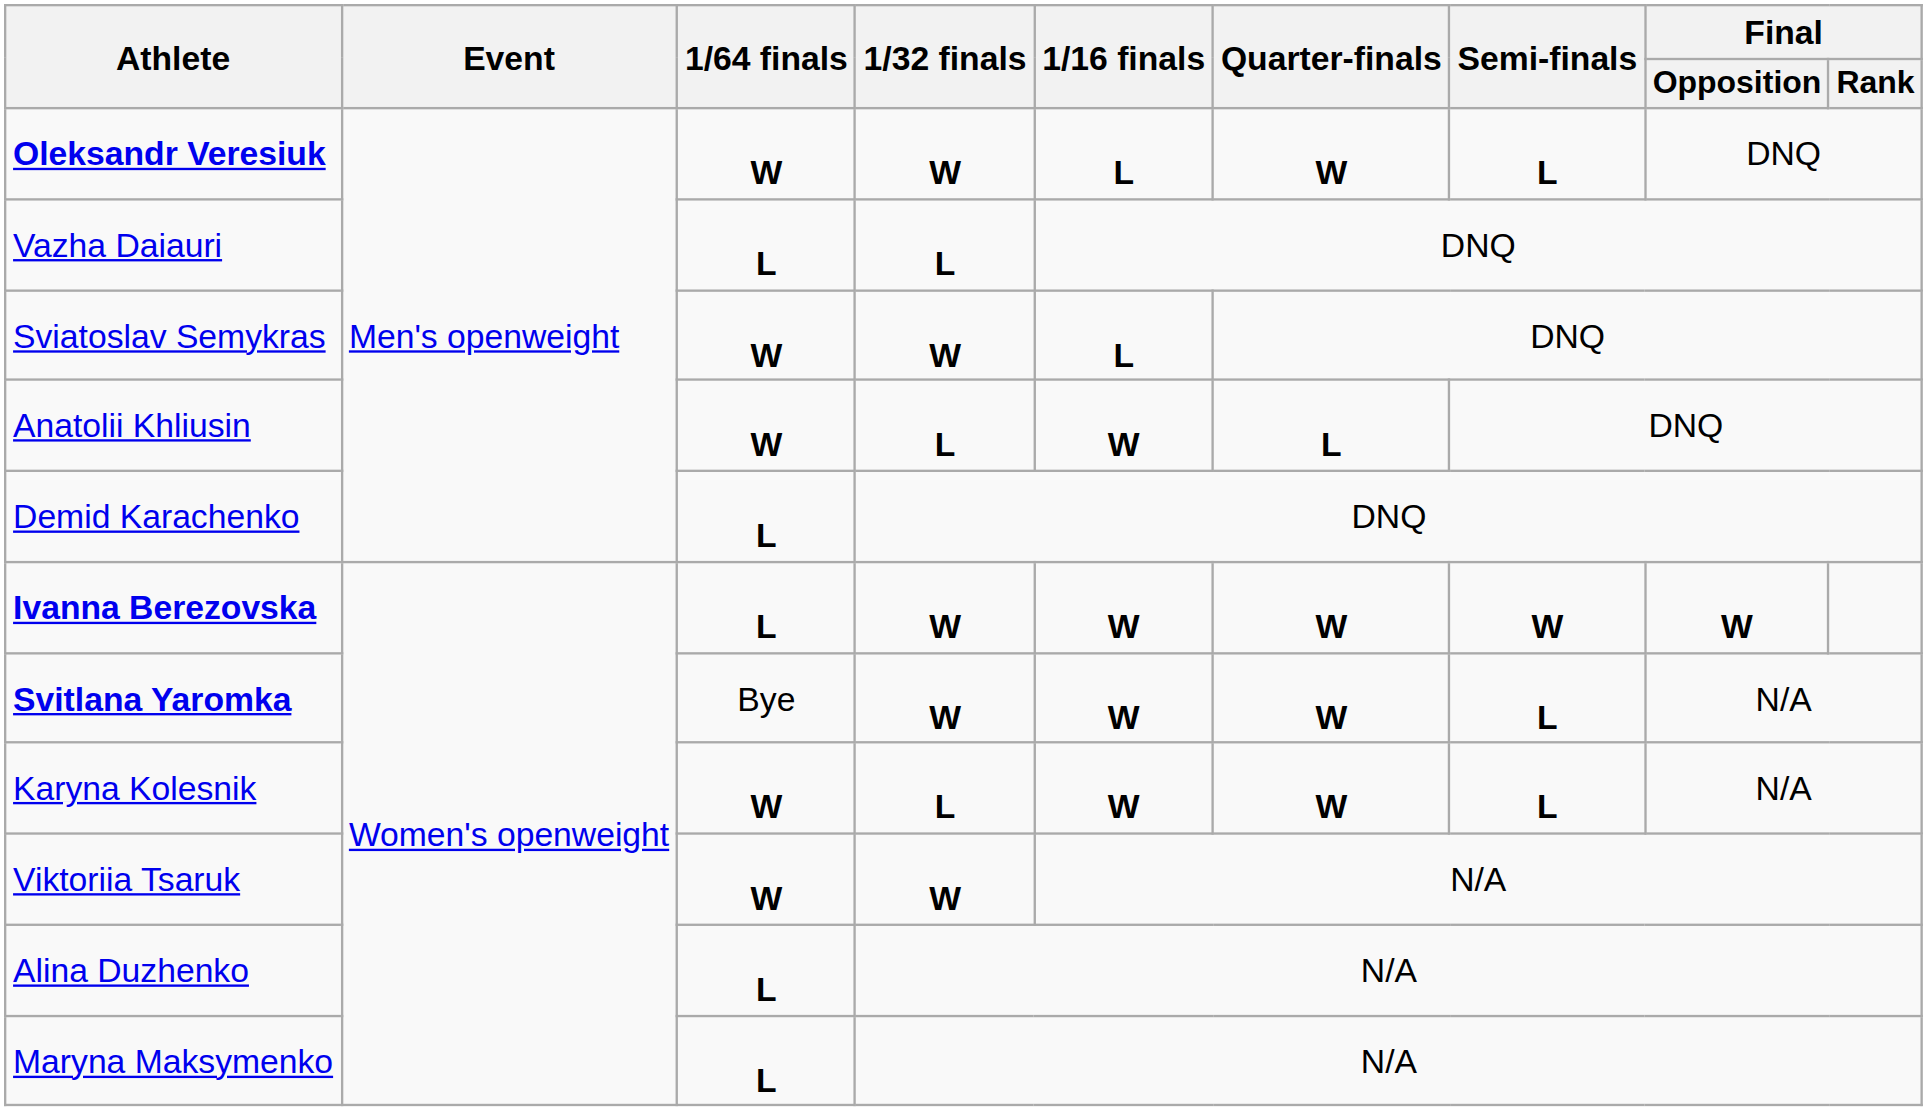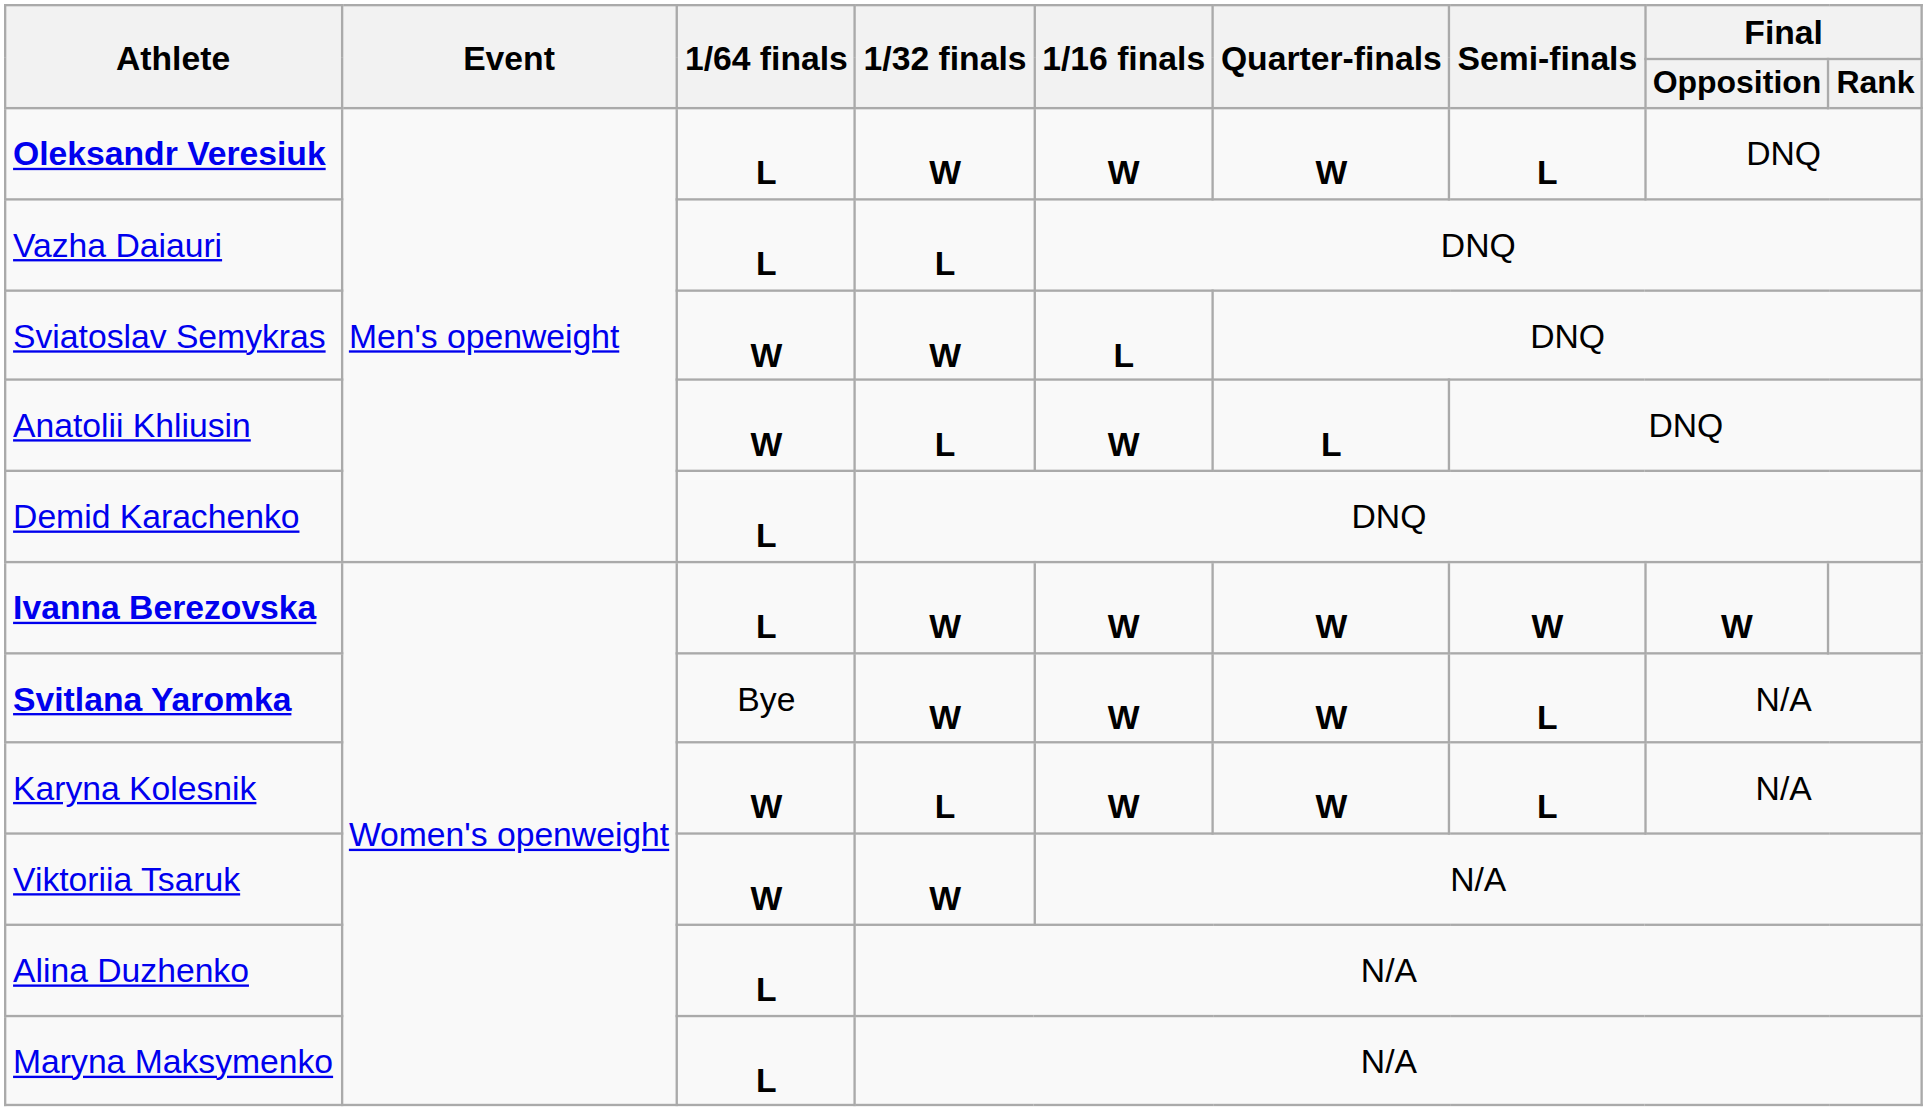(766, 173) W -> (766, 173) L
(1124, 173) L -> (1124, 173) W
